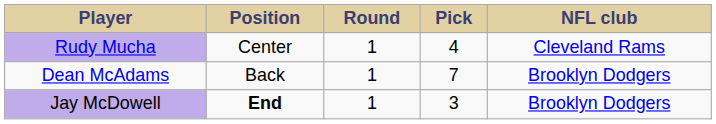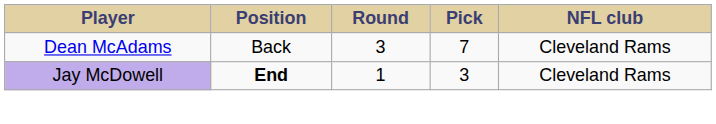- row: (105, 47)
(372, 75) 1 -> (381, 47) 3
(599, 75) Brooklyn Dodgers -> (605, 47) Cleveland Rams
(599, 103) Brooklyn Dodgers -> (605, 75) Cleveland Rams
